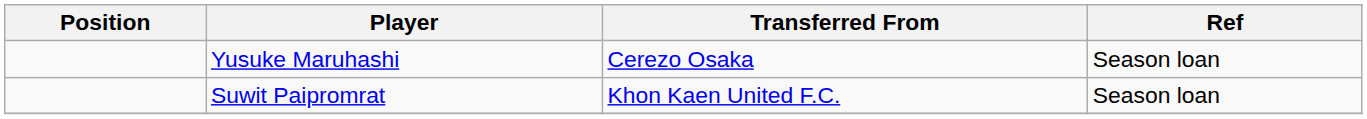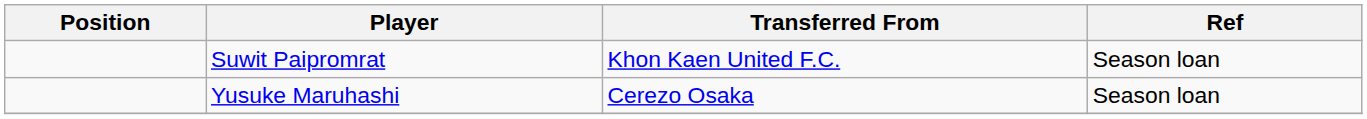rows swapped: (298, 95) <-> (305, 58)
